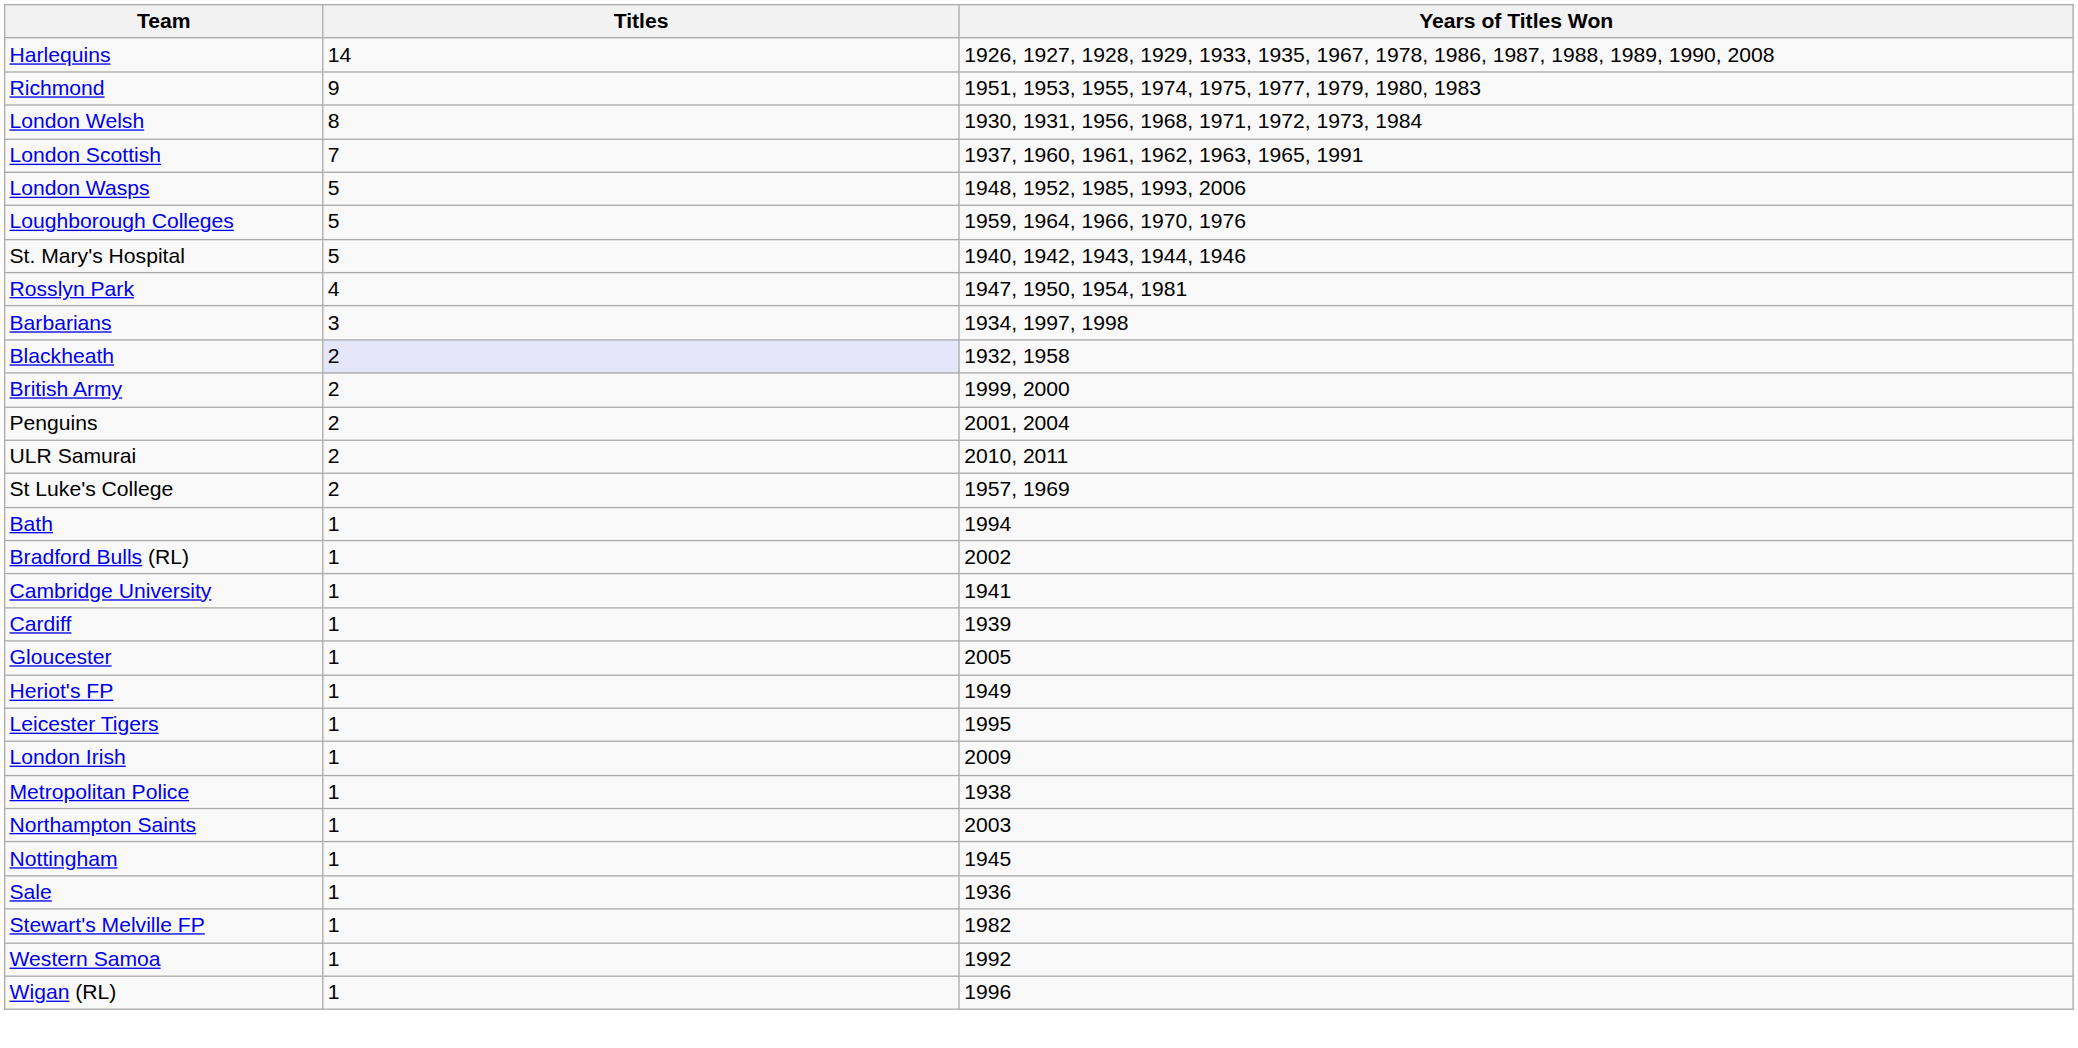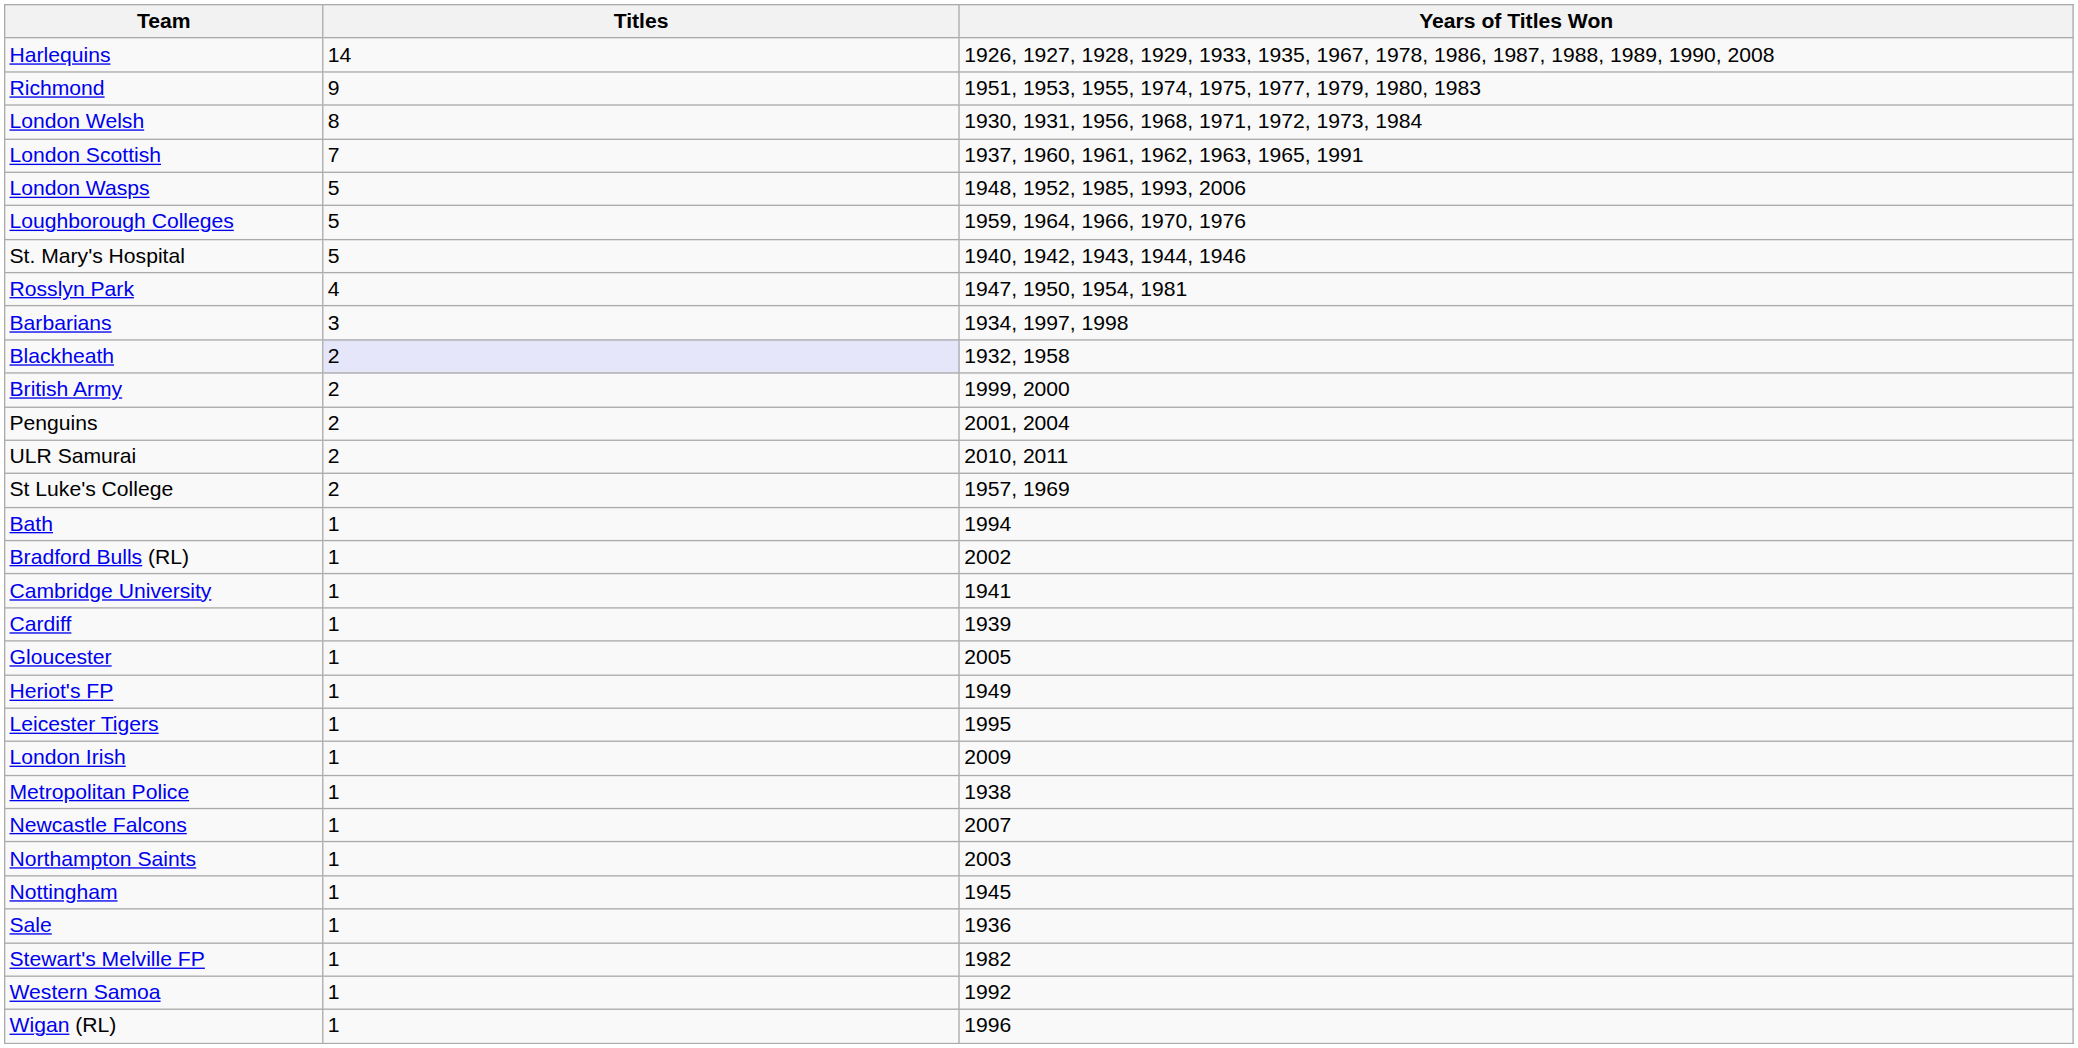+ row: (98, 825)
